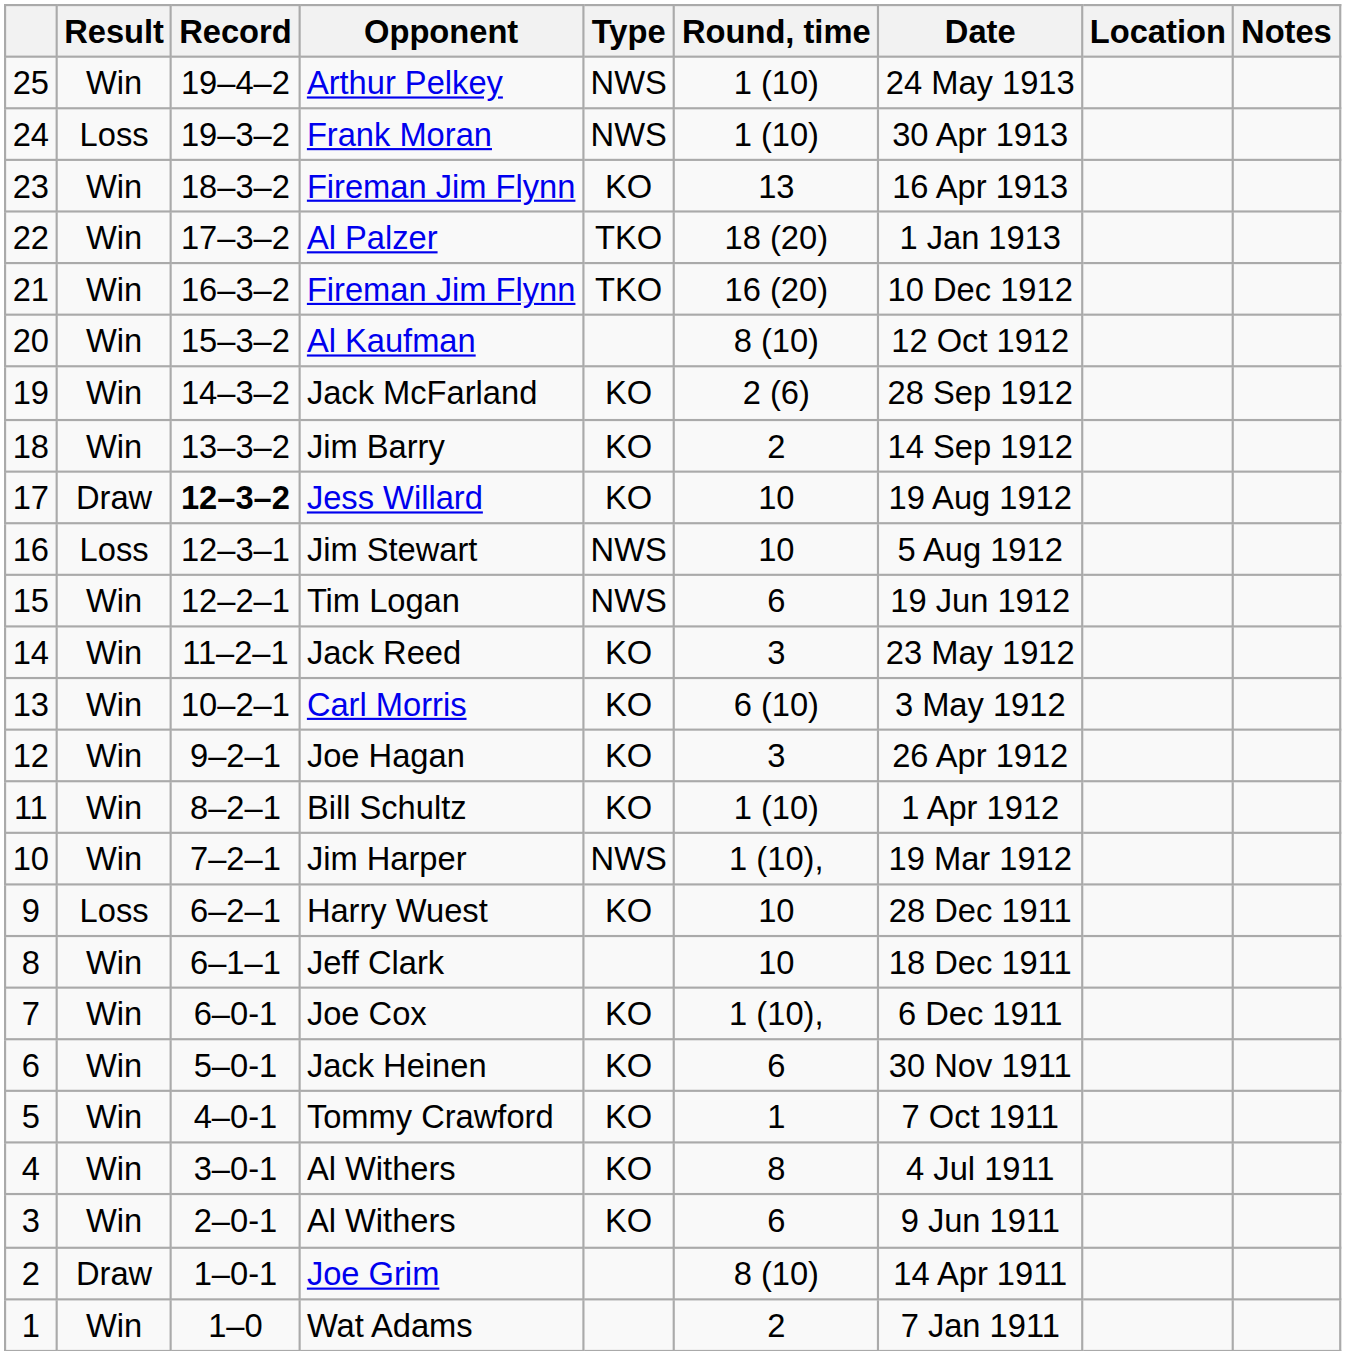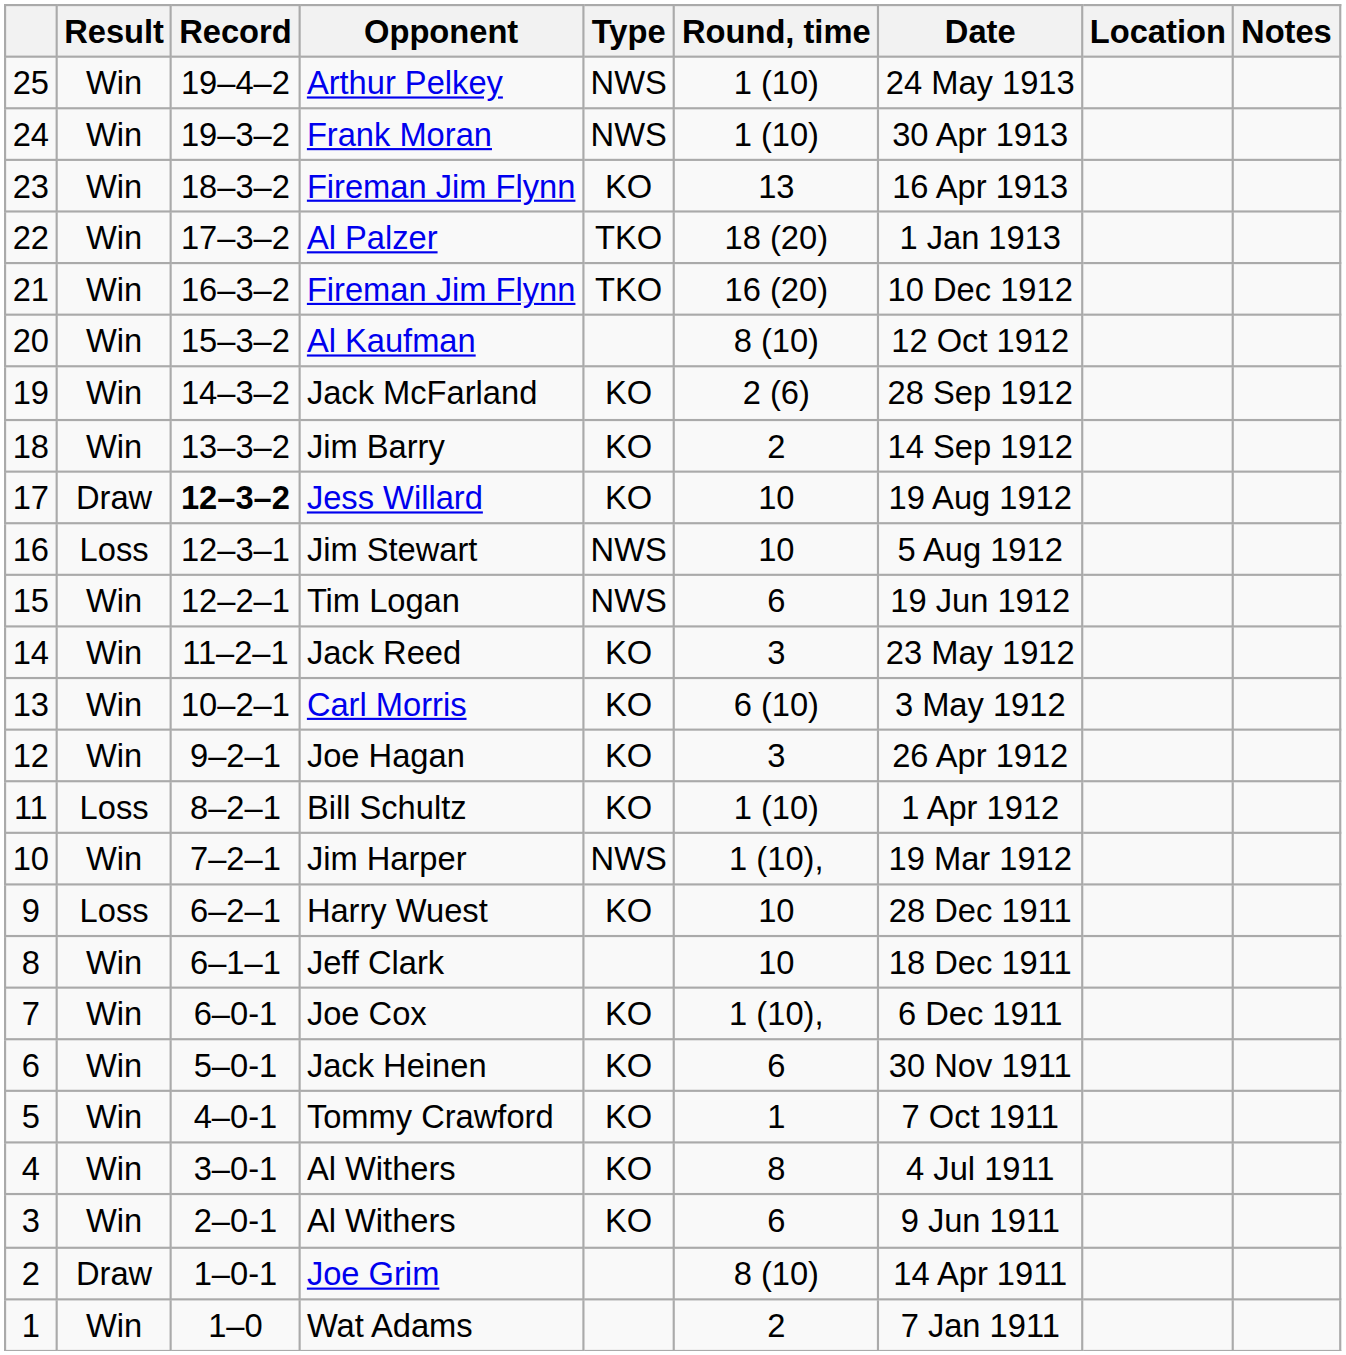(114, 135) Loss -> (114, 135) Win
(114, 807) Win -> (114, 807) Loss
